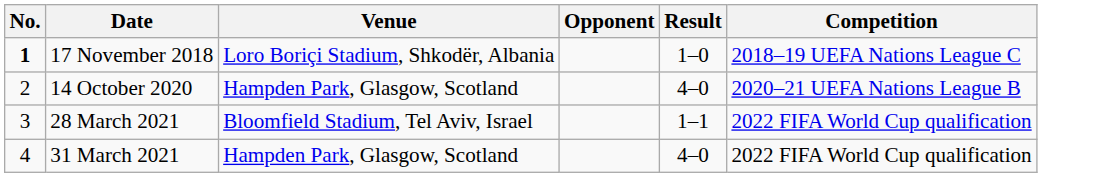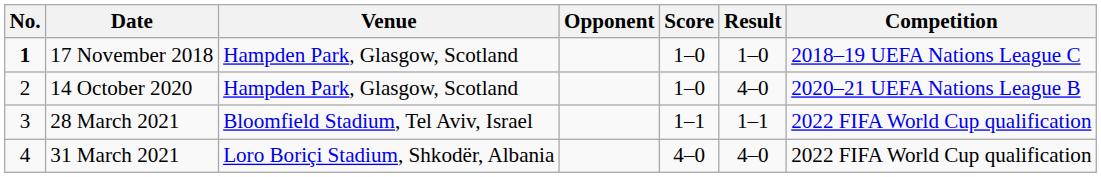+ column: (689, 21)
(389, 54) Loro Boriçi Stadium, Shkodër, Albania -> (371, 54) Hampden Park, Glasgow, Scotland
(371, 155) Hampden Park, Glasgow, Scotland -> (389, 155) Loro Boriçi Stadium, Shkodër, Albania
